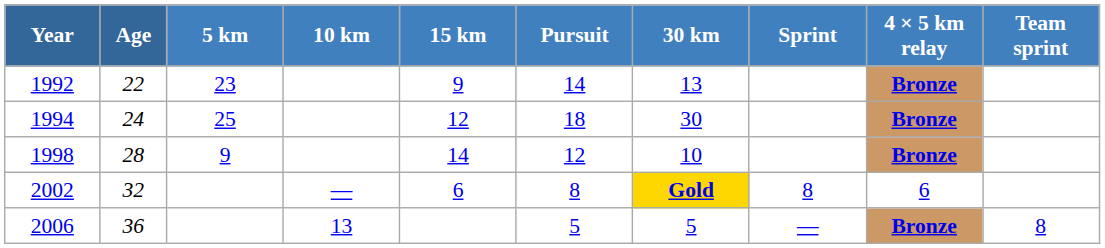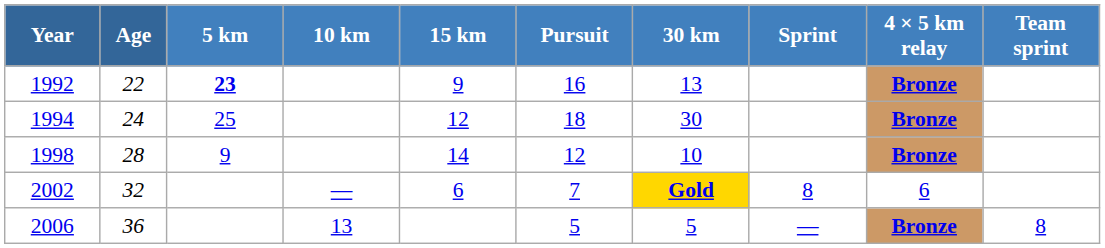(225, 83) normal -> (225, 83) bold
(575, 83) 14 -> (575, 83) 16
(575, 190) 8 -> (575, 190) 7
